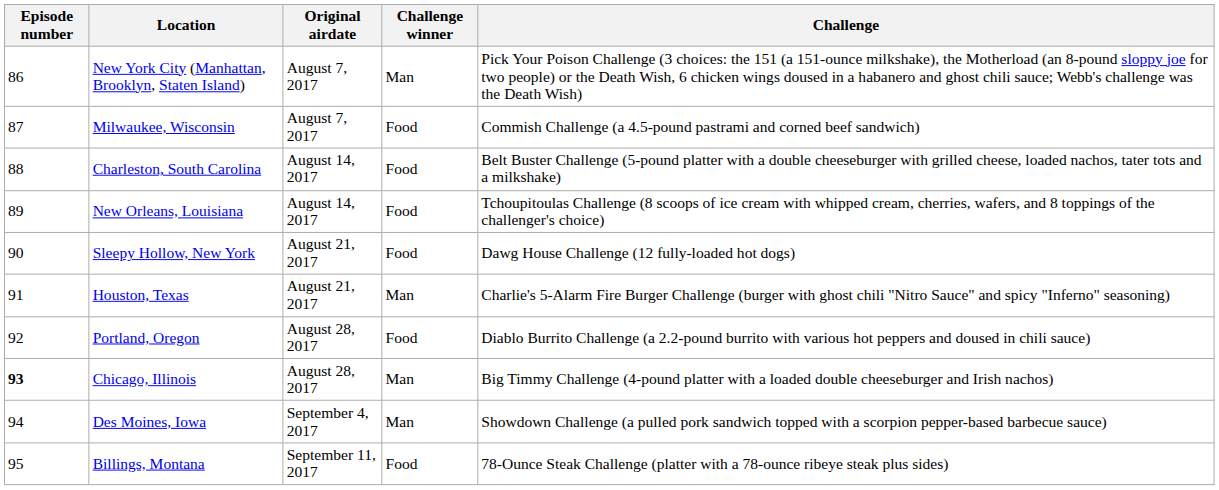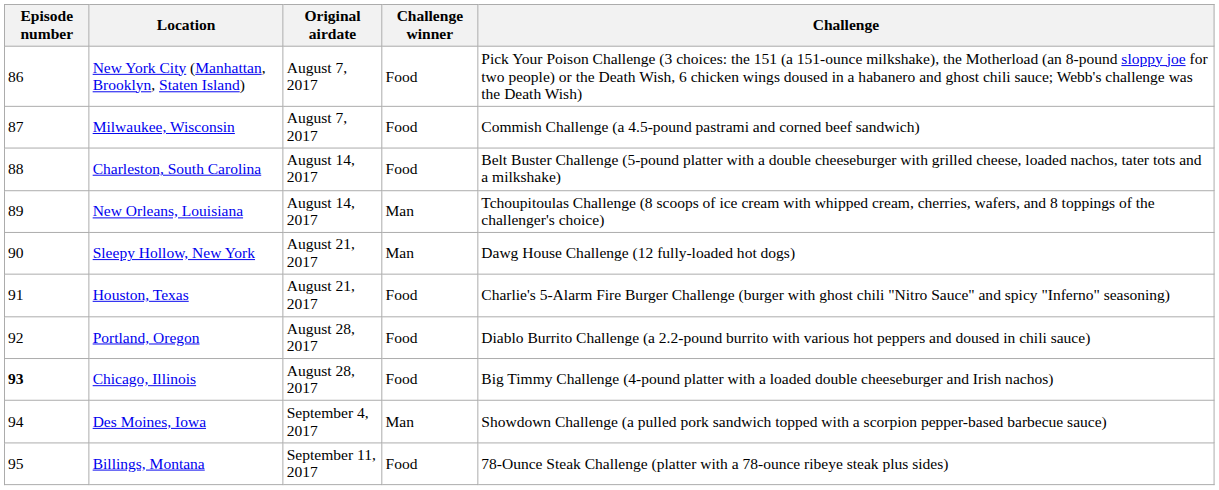(400, 76) Man -> (402, 76) Food
(402, 211) Food -> (400, 211) Man
(402, 253) Food -> (400, 253) Man
(400, 295) Man -> (402, 295) Food
(400, 379) Man -> (402, 379) Food
